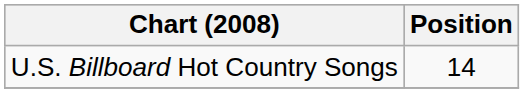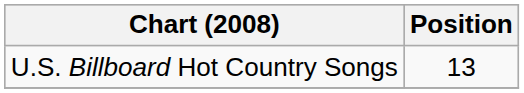(461, 66) 14 -> (461, 66) 13
